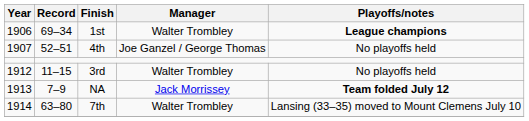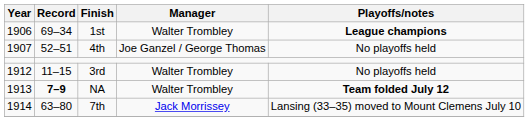(56, 89) normal -> (56, 89) bold
(192, 89) Jack Morrissey -> (192, 89) Walter Trombley
(192, 107) Walter Trombley -> (192, 107) Jack Morrissey
